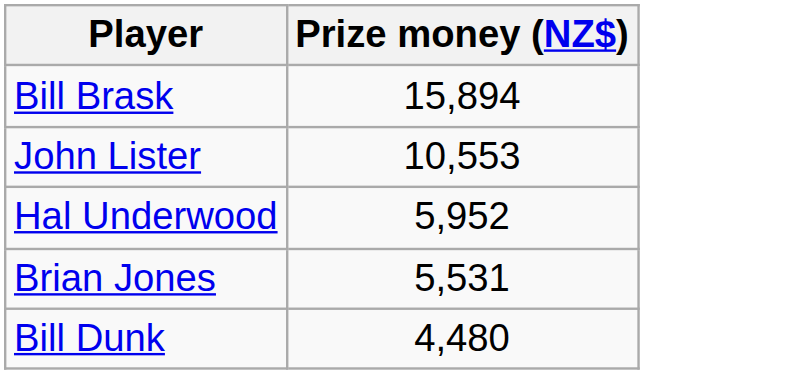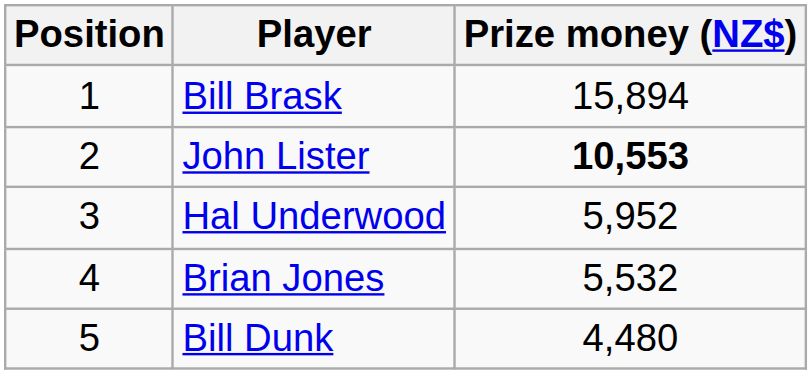+ column: (89, 34)
(462, 156) normal -> (630, 156) bold
(462, 277) 5,531 -> (630, 277) 5,532
